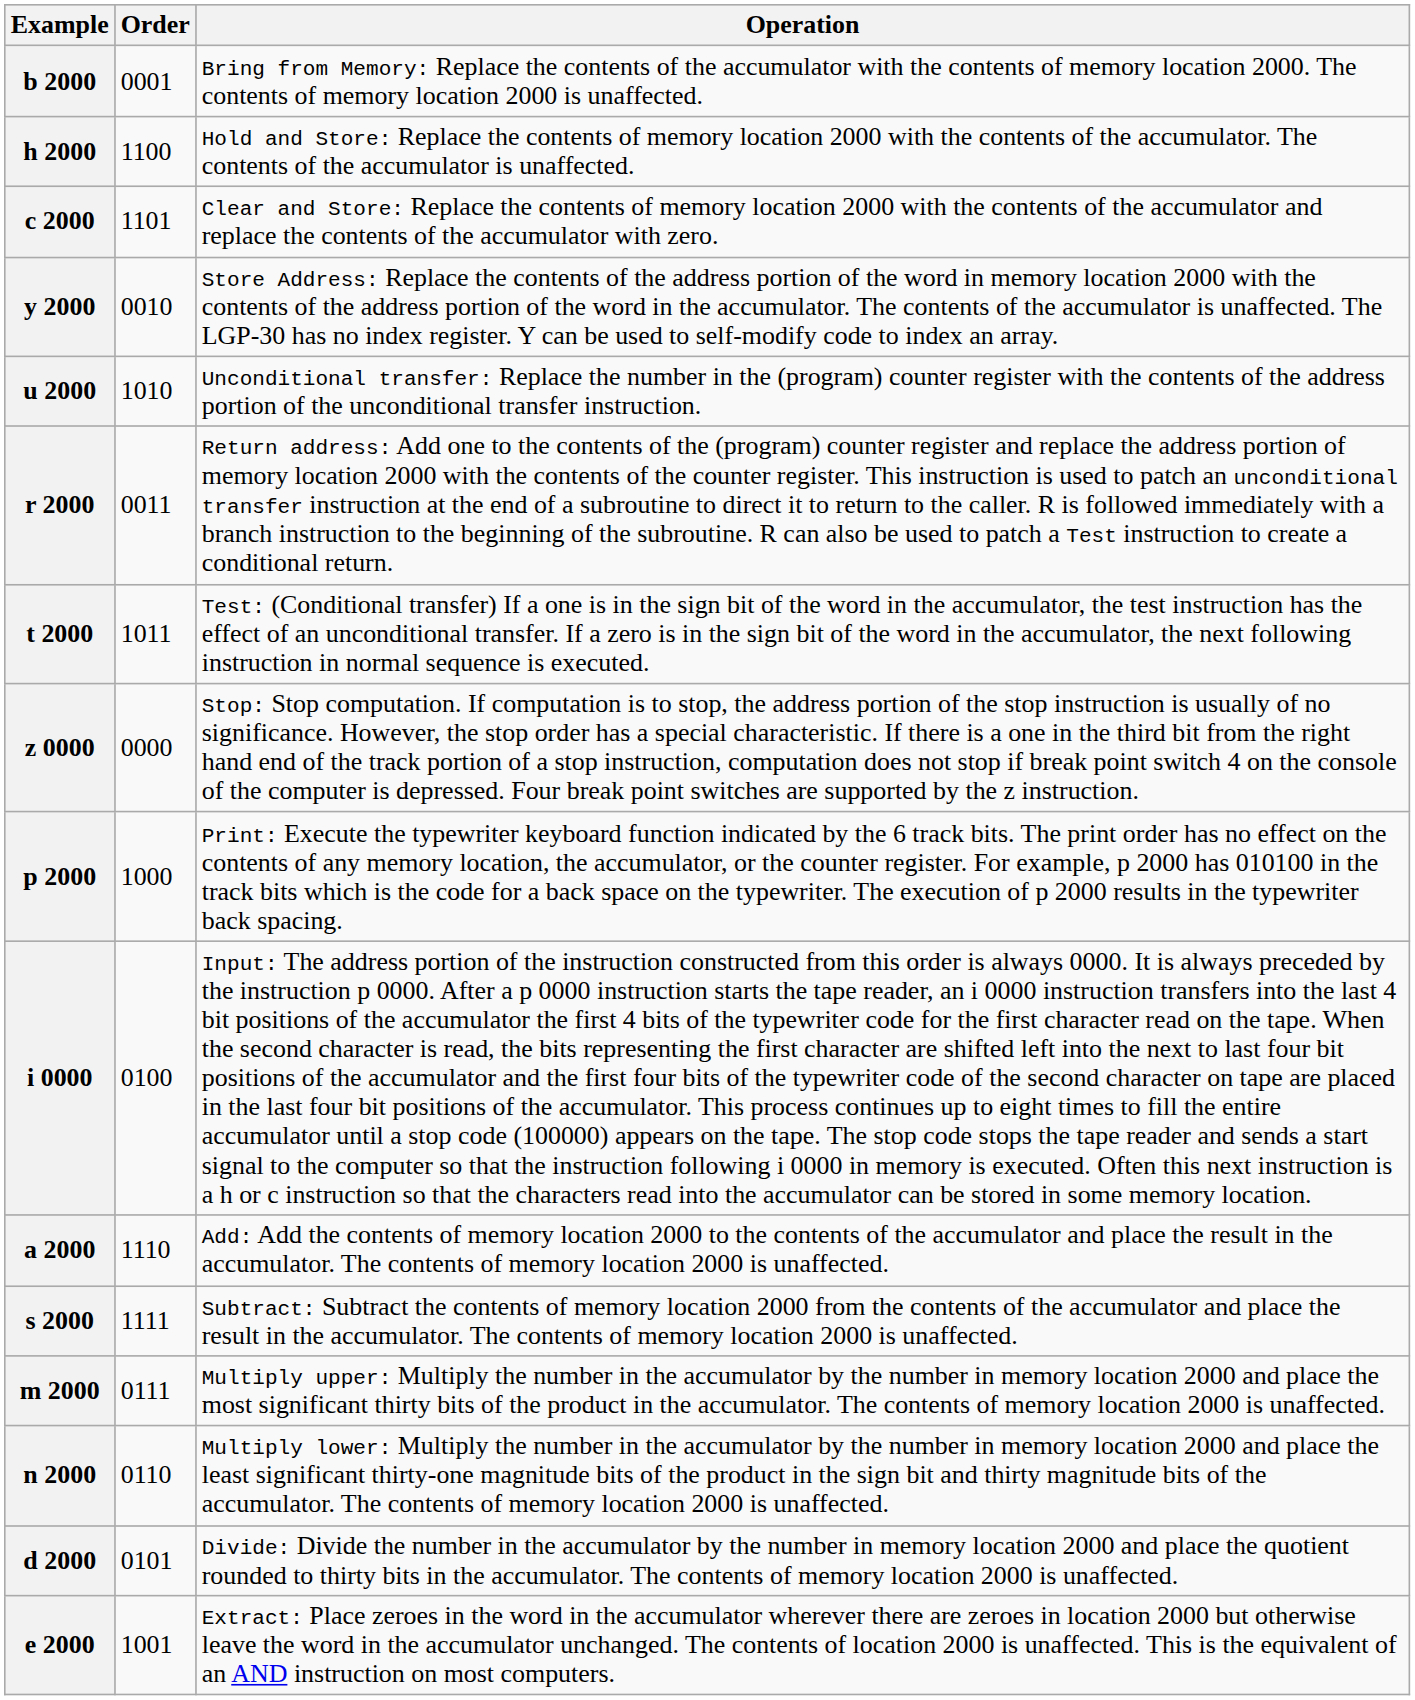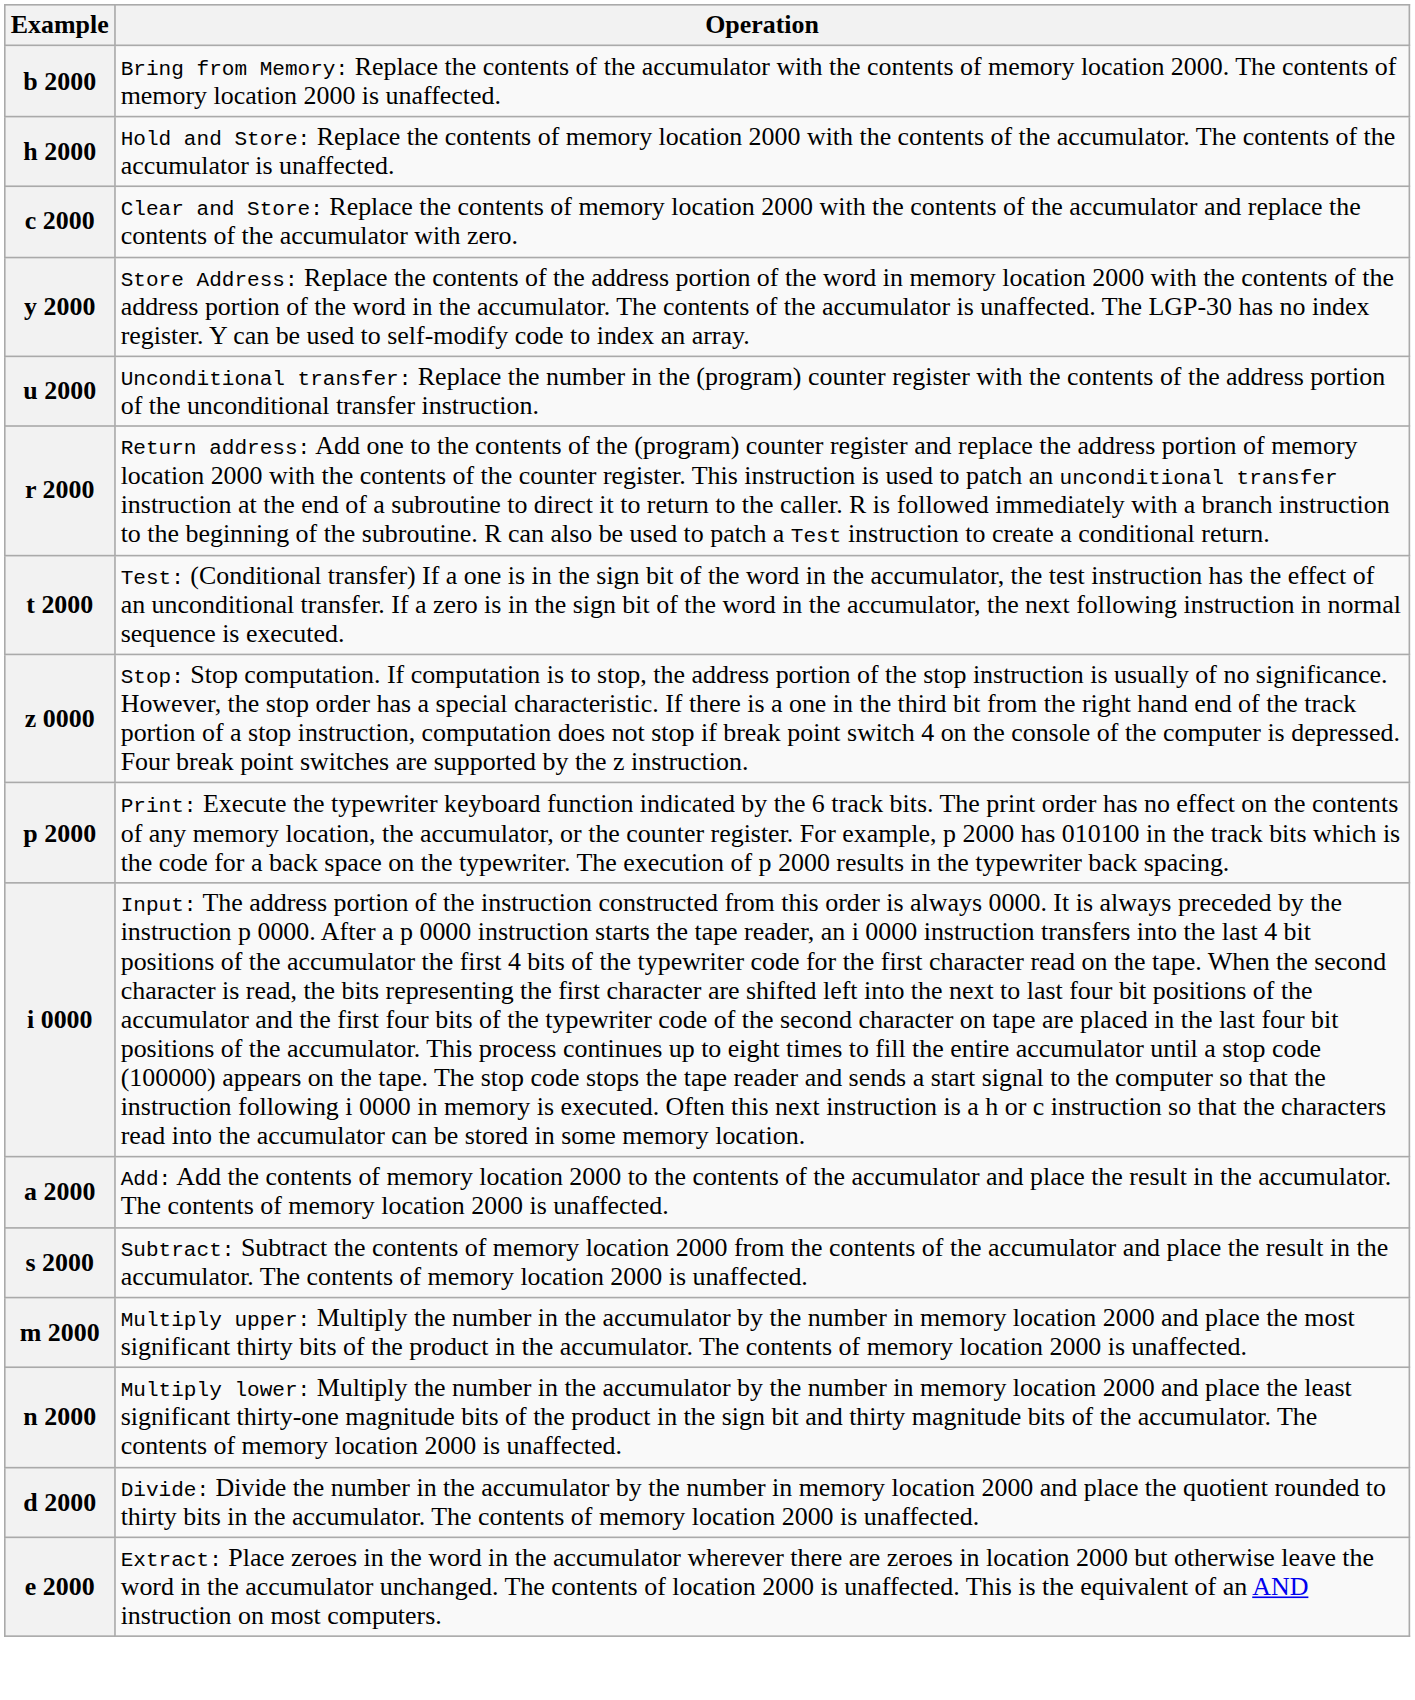- column: (155, 25)
